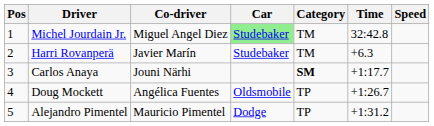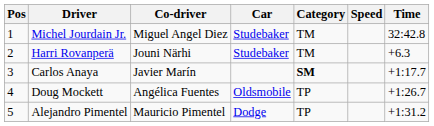columns swapped: (370, 14) <-> (410, 14)
(261, 33) lightgreen background -> (261, 33) no background
(165, 53) Javier Marín -> (162, 53) Jouni Närhi
(162, 72) Jouni Närhi -> (165, 72) Javier Marín
